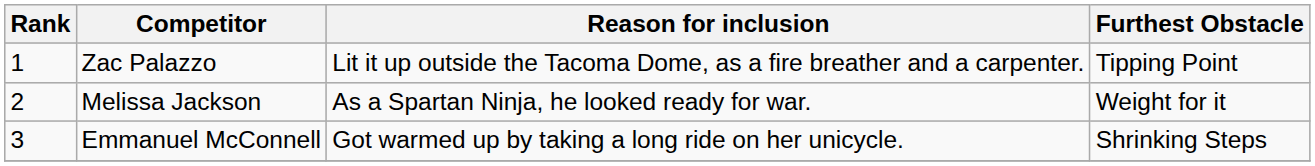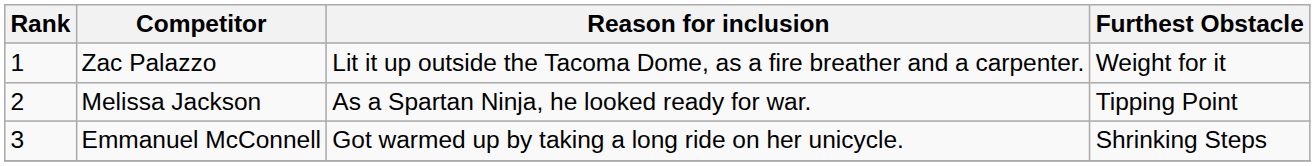(1167, 62) Tipping Point -> (1161, 62) Weight for it
(1161, 101) Weight for it -> (1167, 101) Tipping Point
